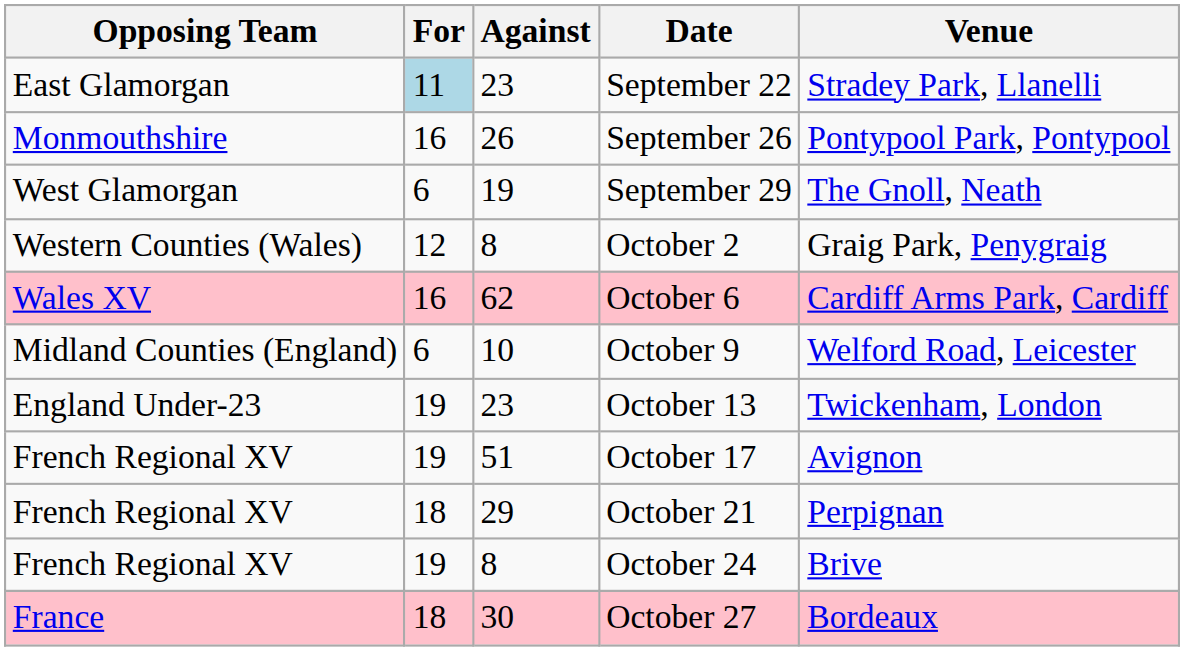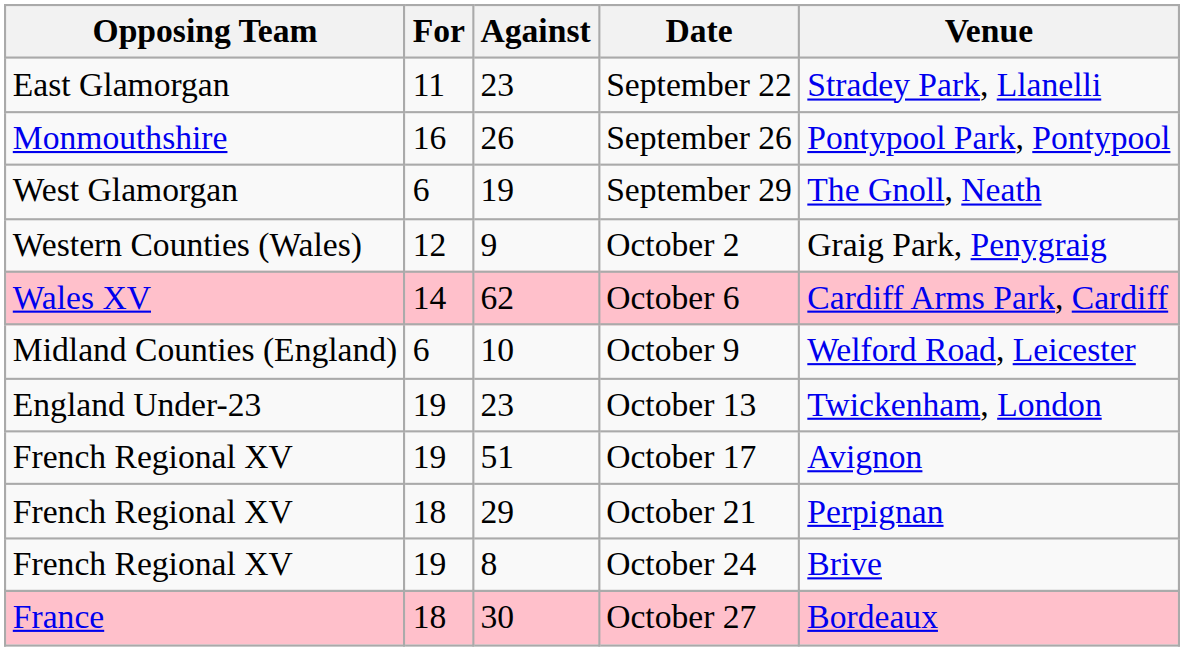(429, 84) lightblue background -> (429, 84) no background
(489, 244) 8 -> (489, 244) 9
(430, 297) 16 -> (430, 297) 14
